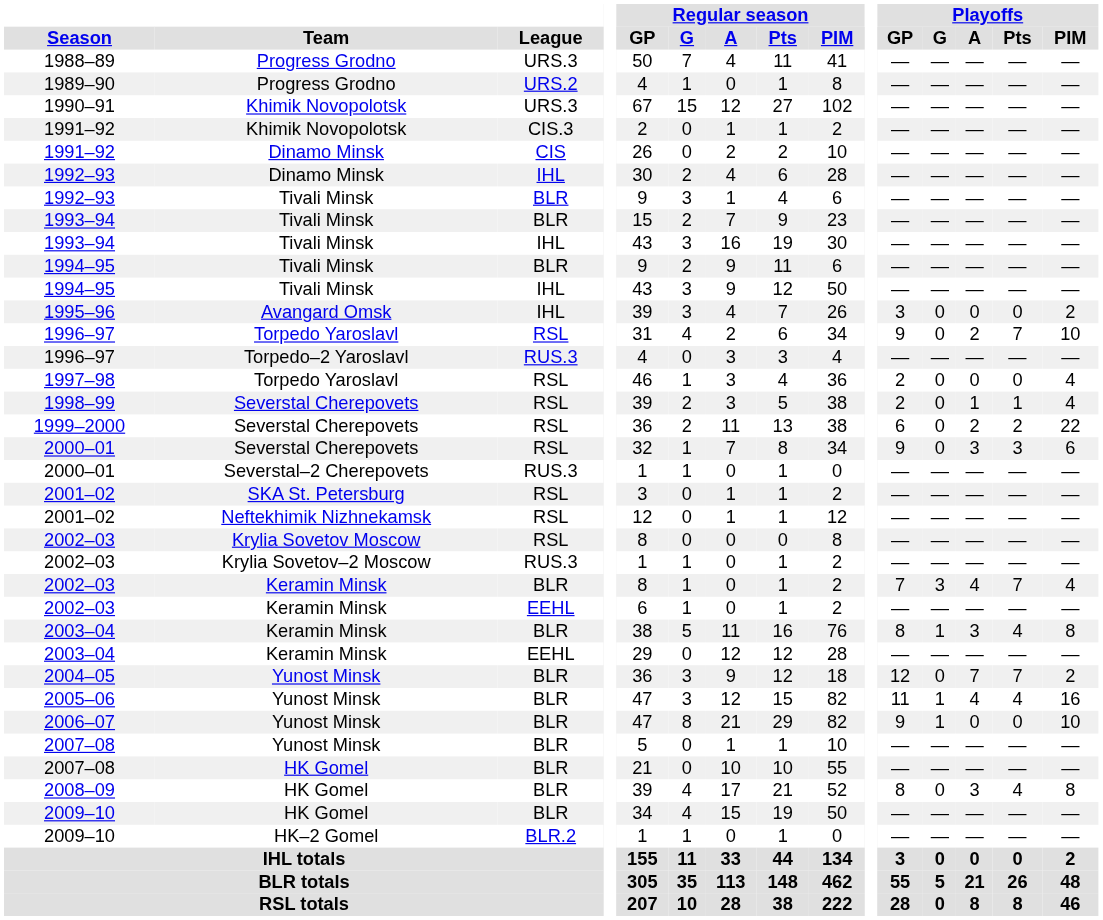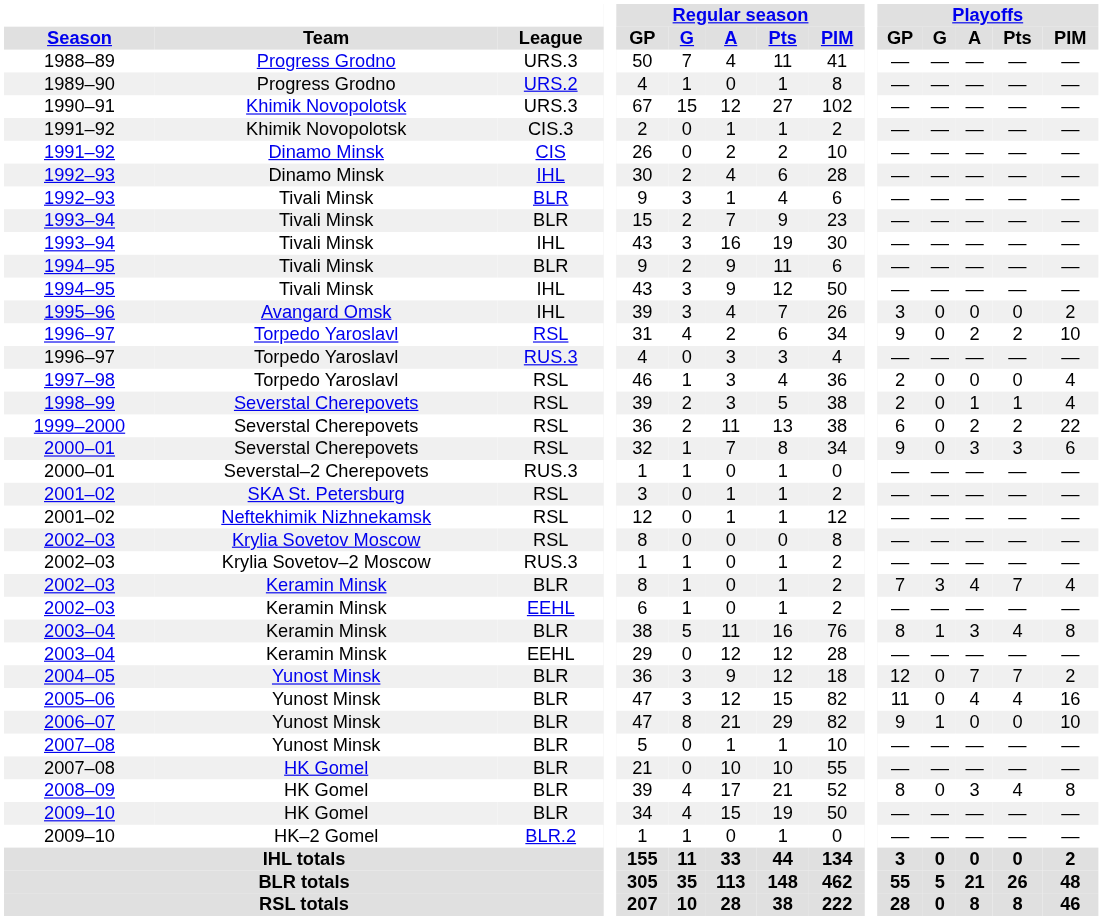(1017, 334) 7 -> (1017, 334) 2
(326, 357) Torpedo–2 Yaroslavl -> (326, 357) Torpedo Yaroslavl
(940, 699) 1 -> (940, 699) 0
